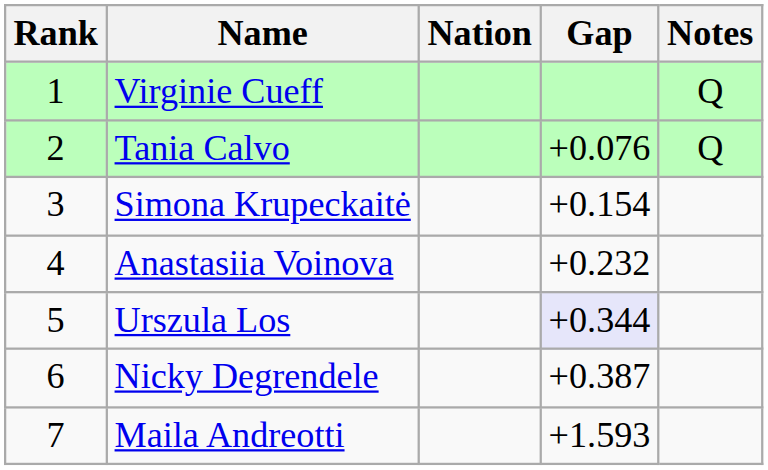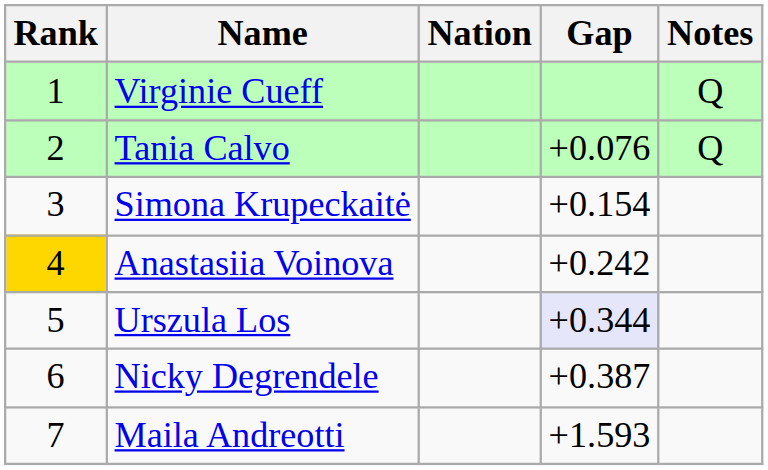(56, 262) no background -> (56, 262) gold background
(600, 262) +0.232 -> (600, 262) +0.242
